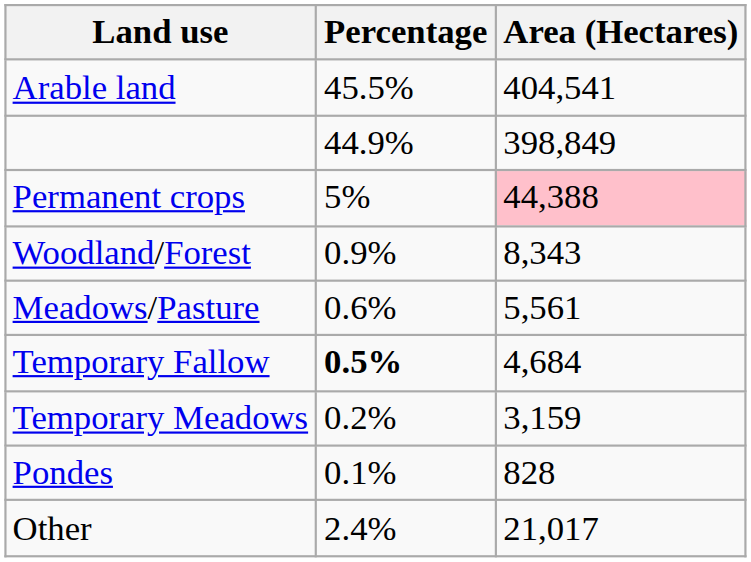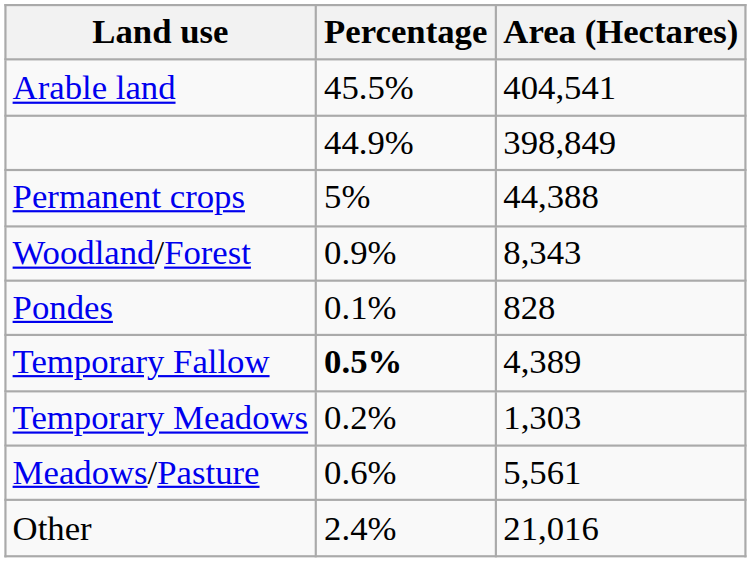(551, 197) pink background -> (551, 197) no background
rows swapped: (136, 307) <-> (63, 472)
(542, 362) 4,684 -> (542, 362) 4,389
(542, 417) 3,159 -> (542, 417) 1,303
(551, 527) 21,017 -> (551, 527) 21,016
